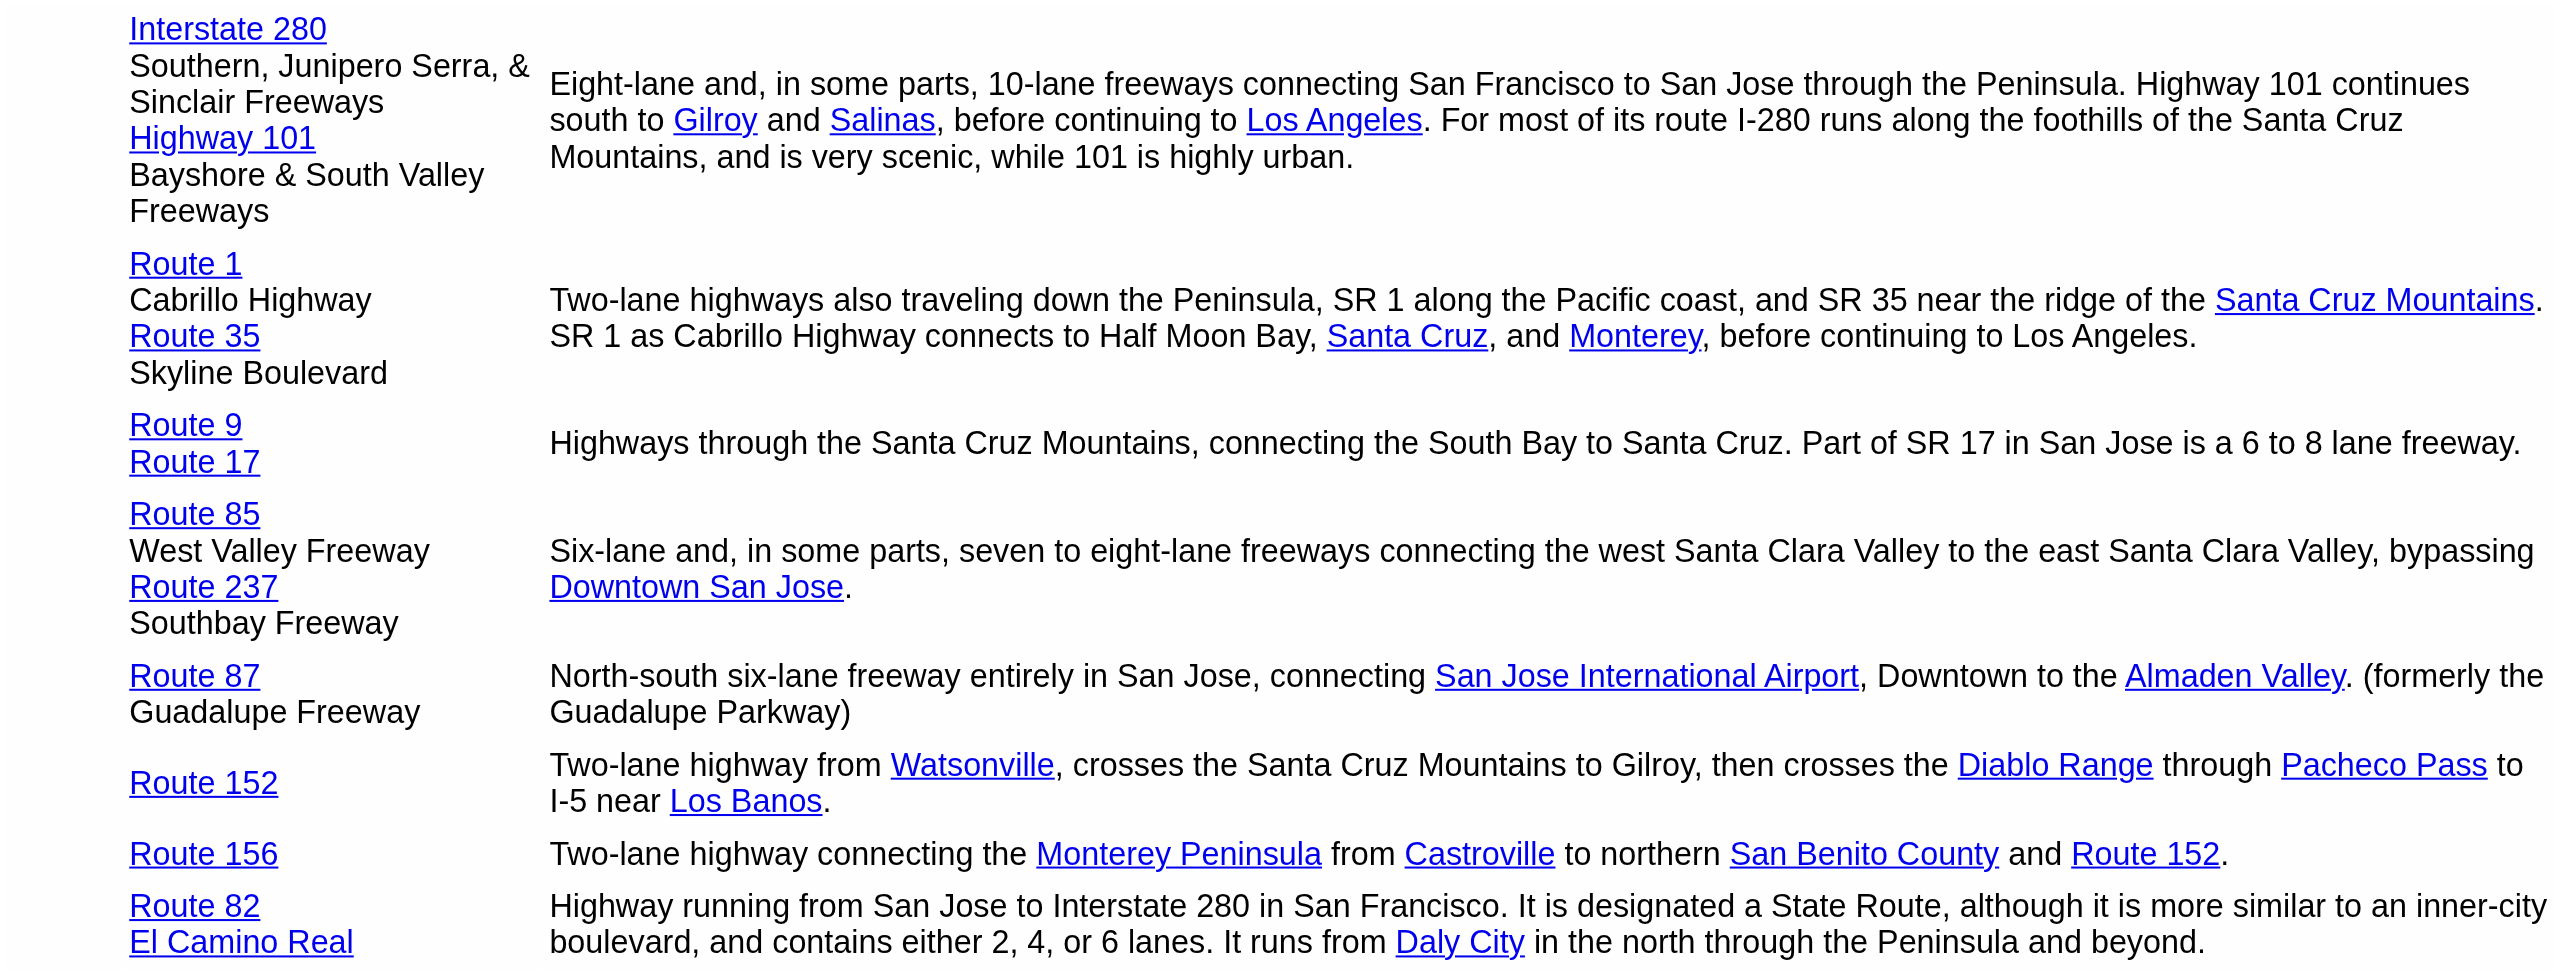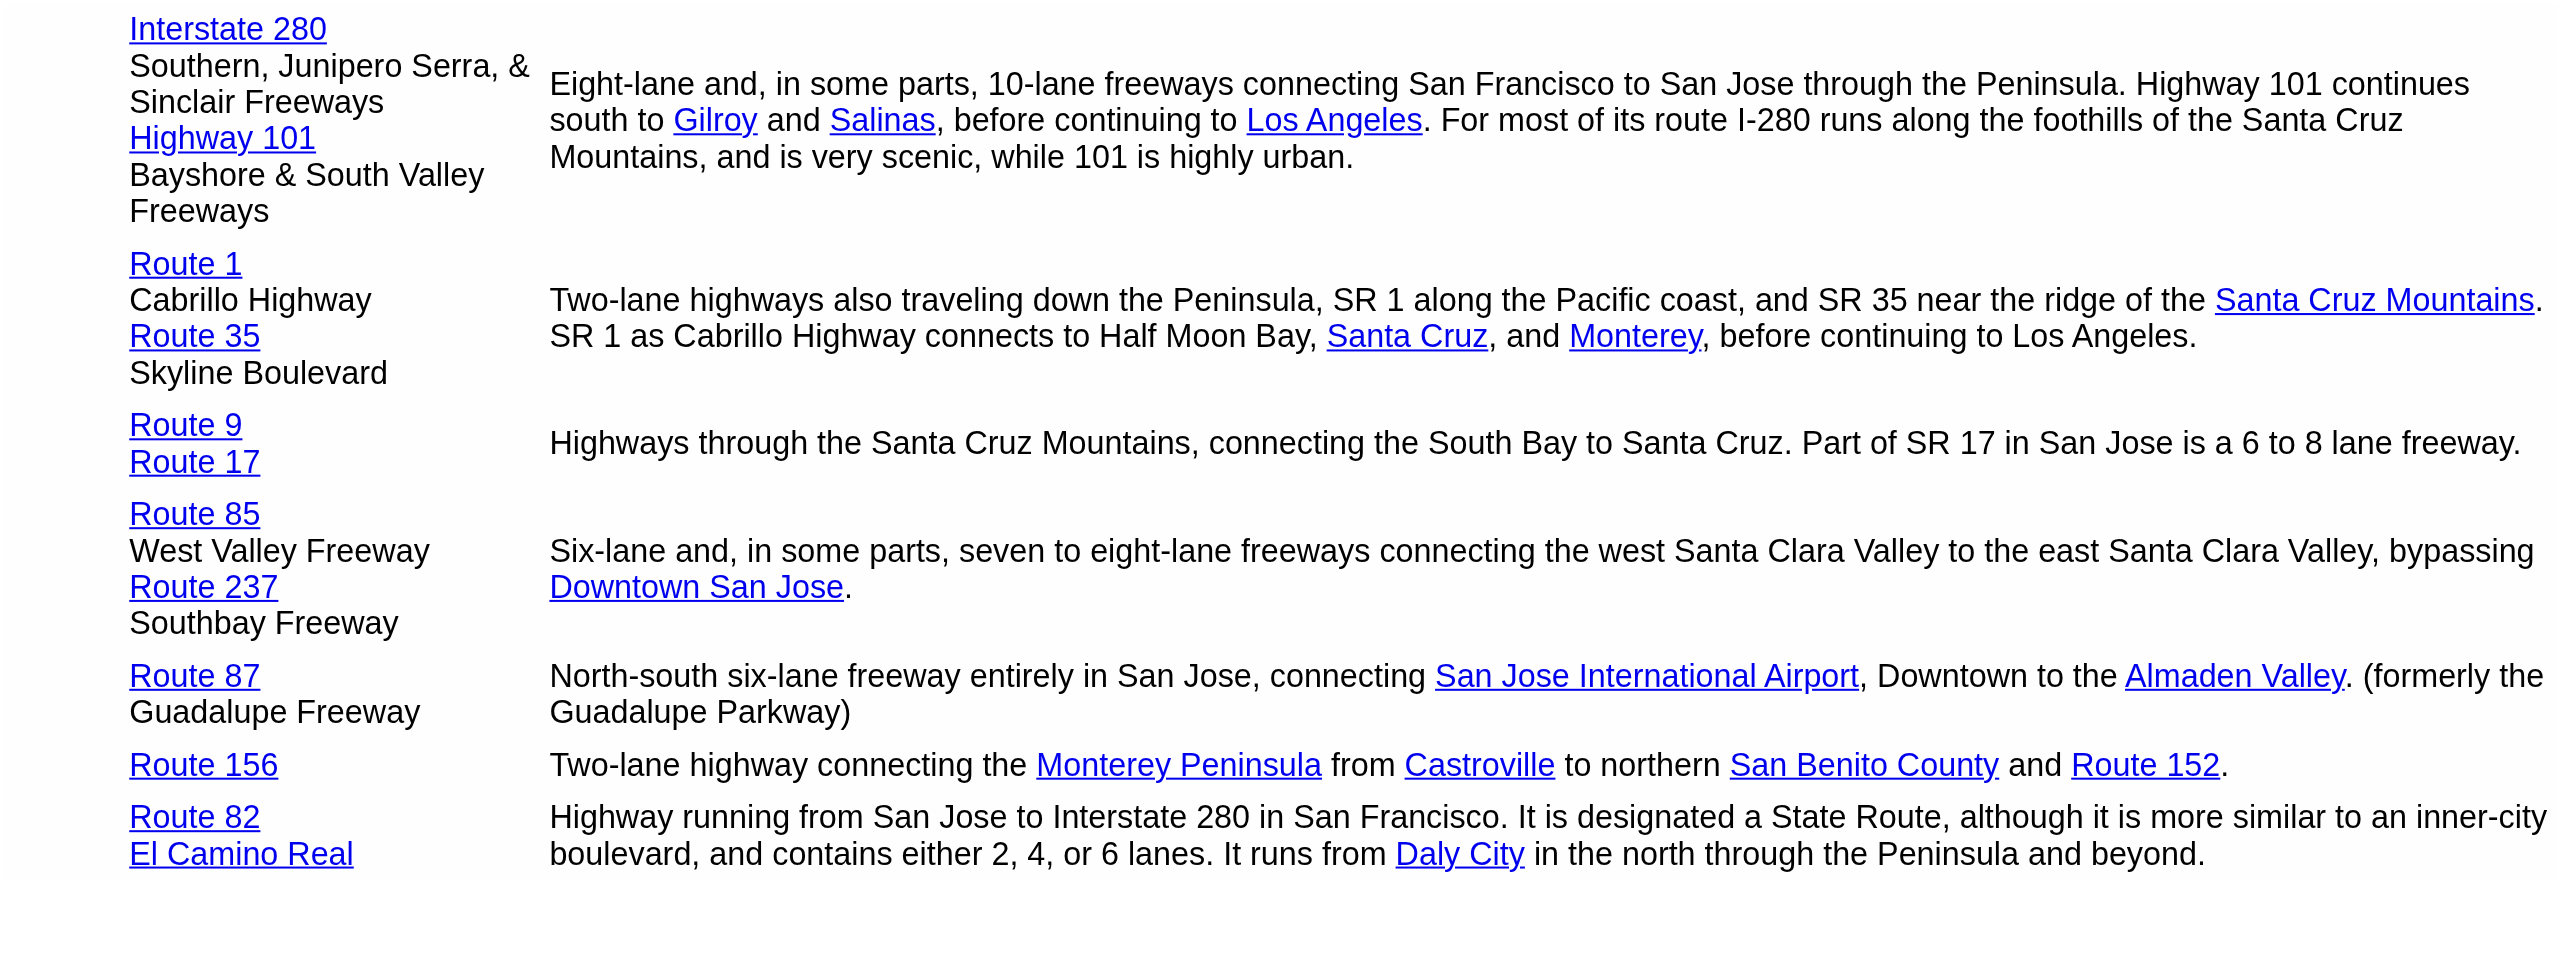- row: (204, 783)
